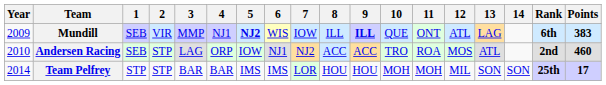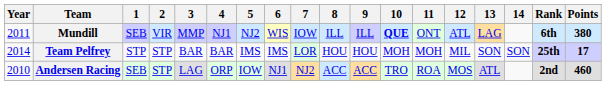(19, 33) 2009 -> (19, 33) 2011
(250, 33) bold -> (250, 33) normal
(365, 33) bold -> (365, 33) normal
(396, 33) normal -> (396, 33) bold
(583, 33) 383 -> (583, 33) 380
rows swapped: (78, 52) <-> (78, 71)
